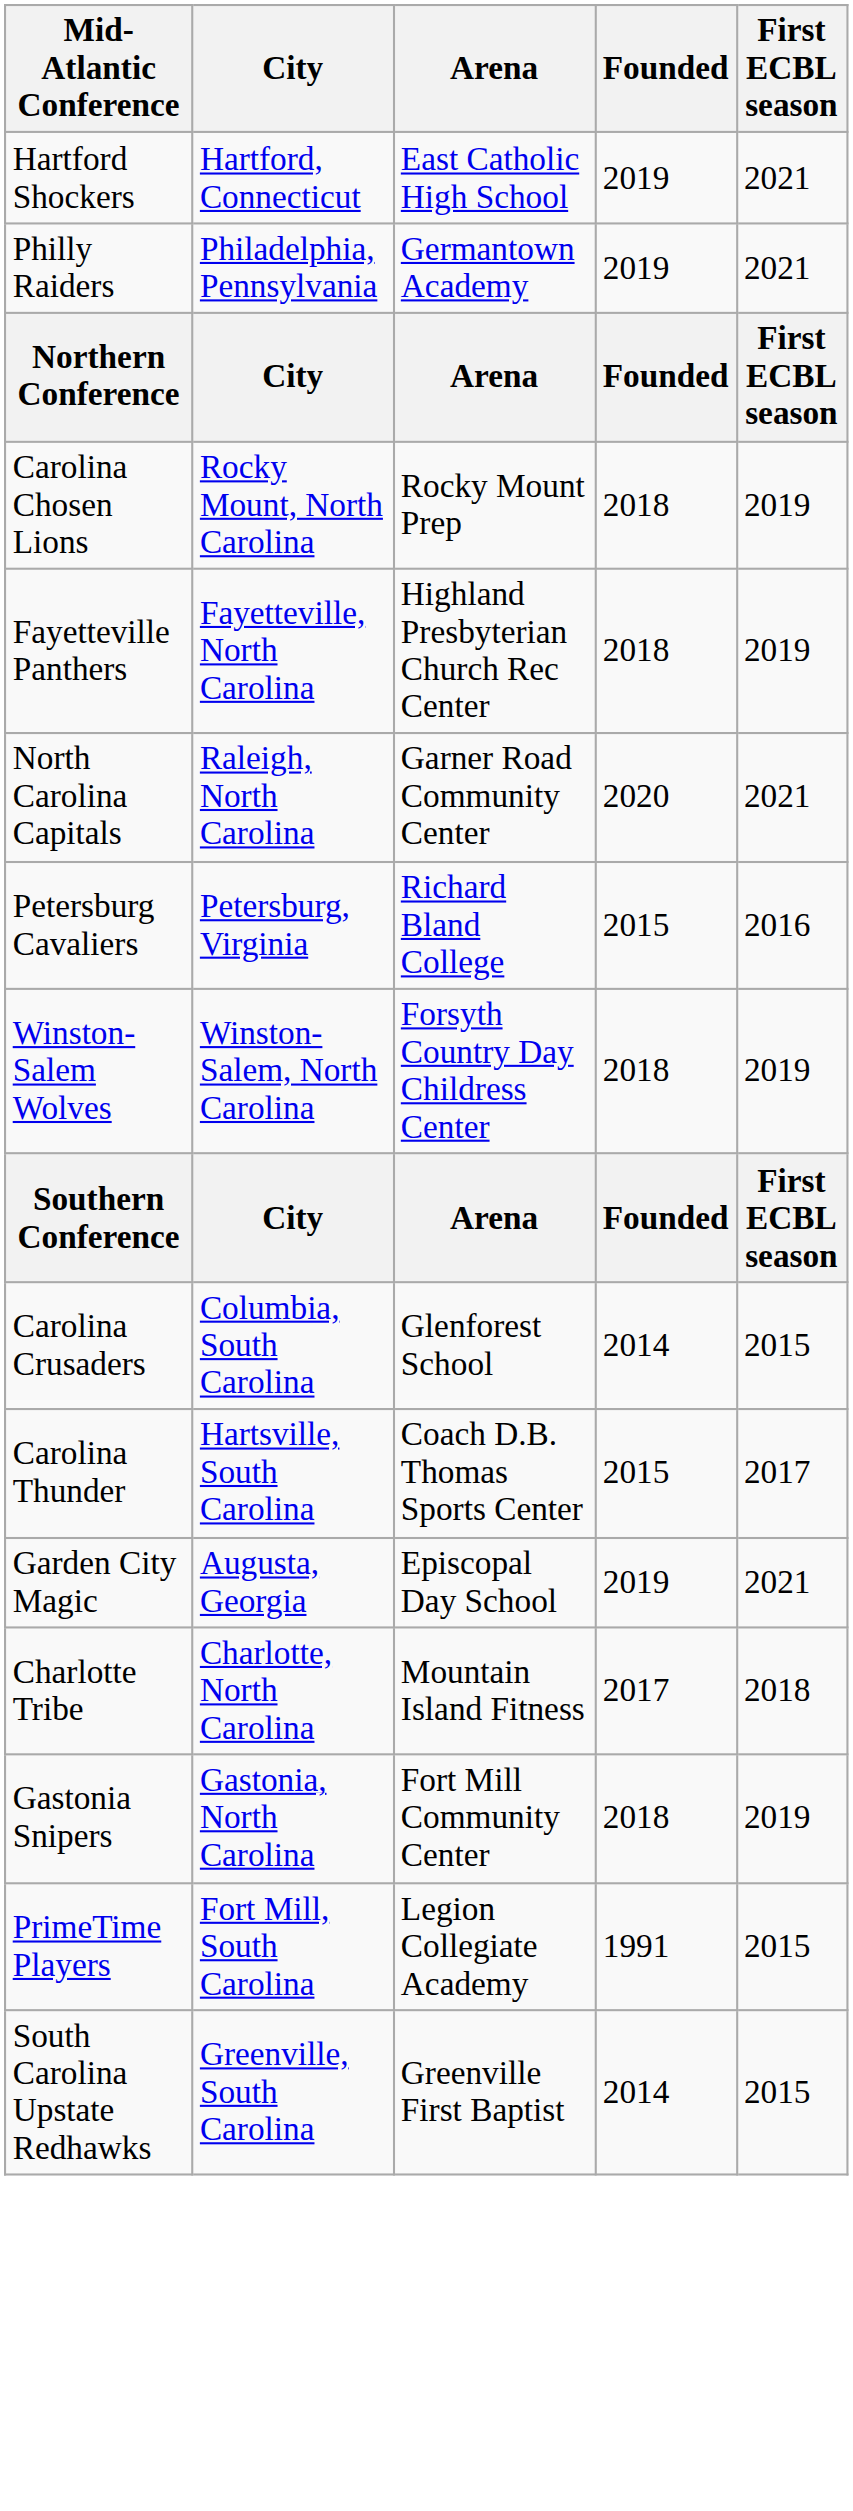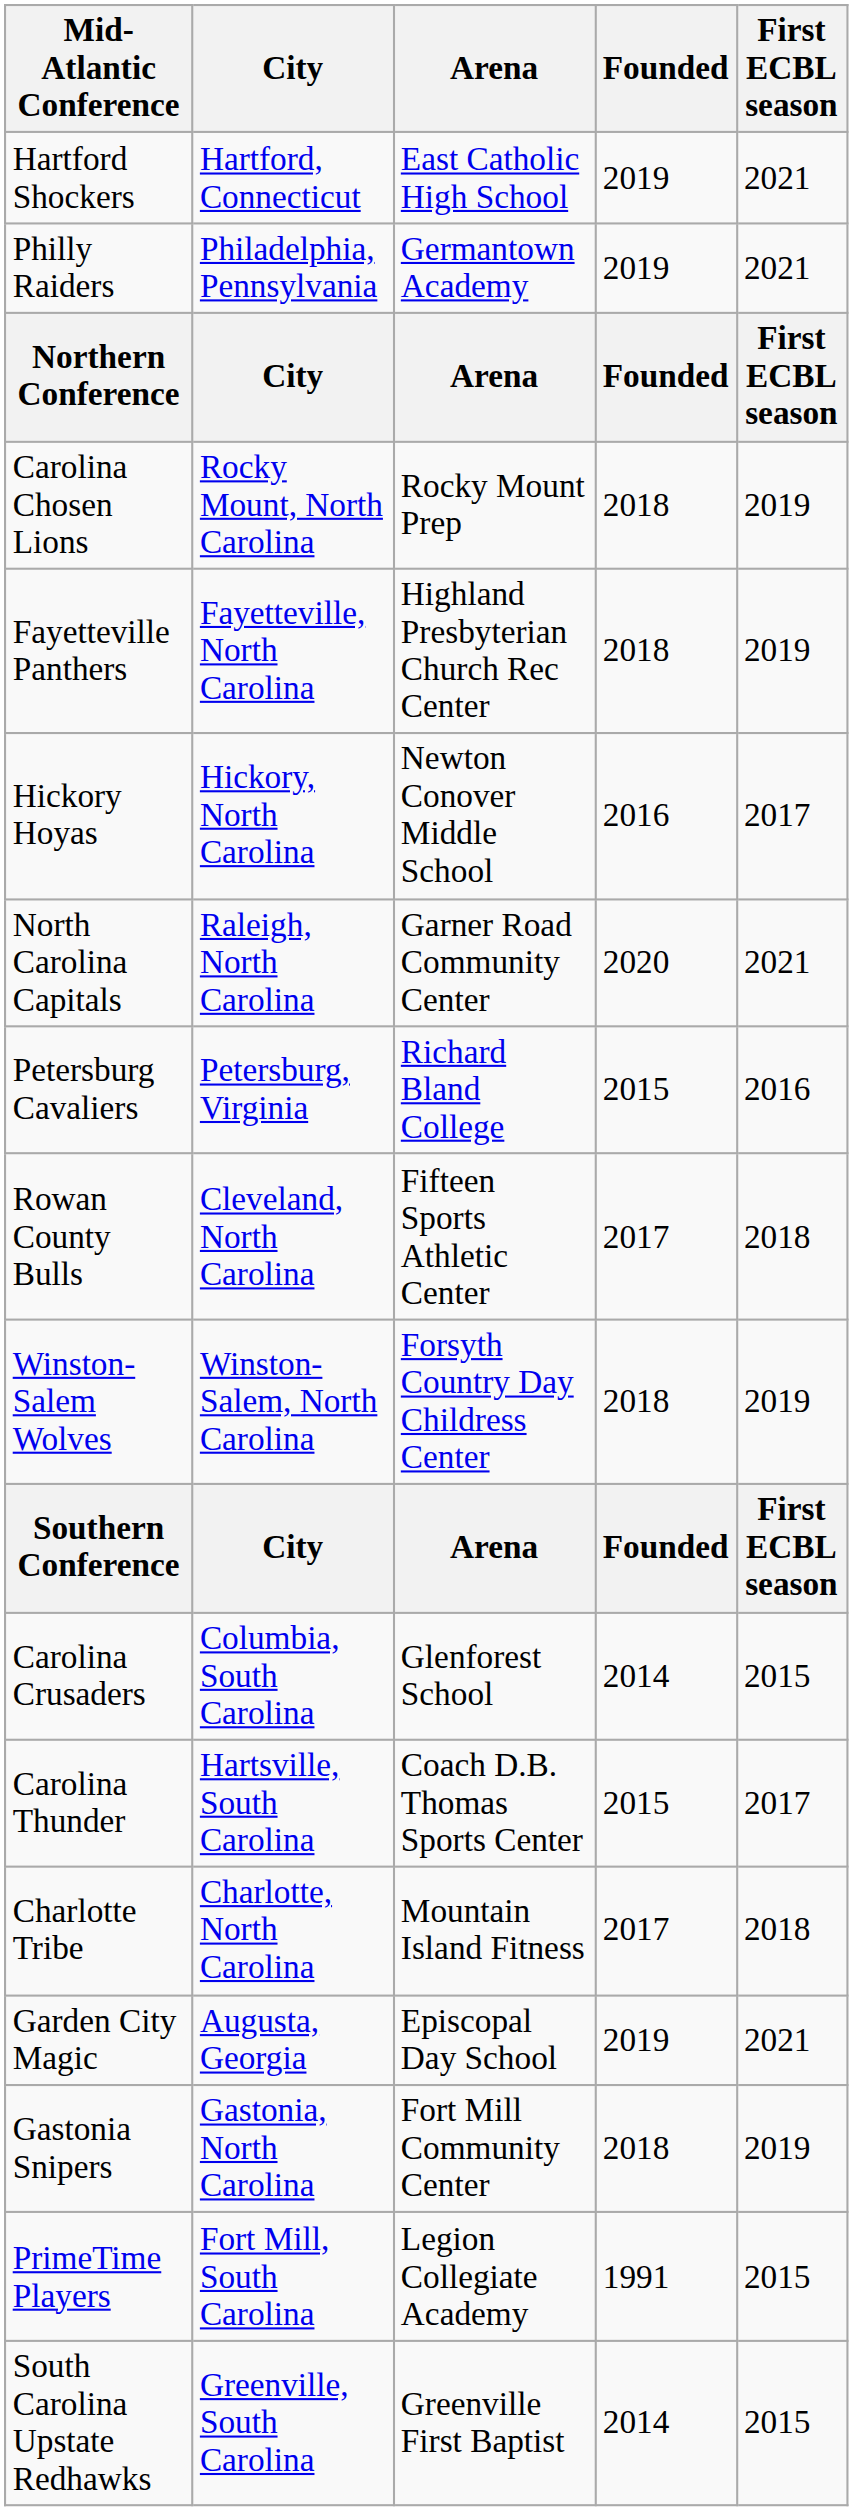+ row: (67, 815)
+ row: (62, 1235)
rows swapped: (75, 1690) <-> (95, 1581)
